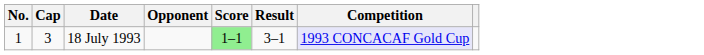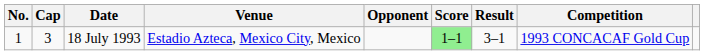+ column: (254, 15)
(385, 38) lavender background -> (605, 38) no background
